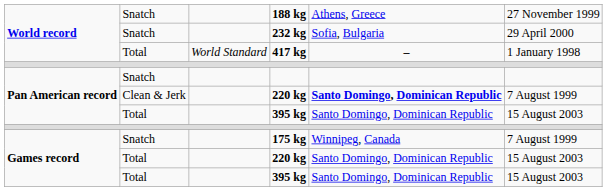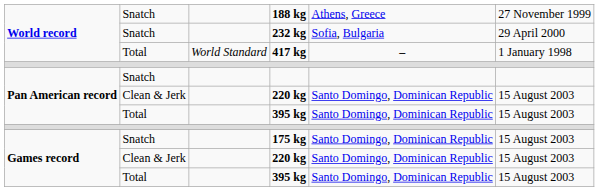(406, 95) bold -> (402, 95) normal
(542, 95) 7 August 1999 -> (536, 95) 15 August 2003
(356, 139) Winnipeg, Canada -> (402, 139) Santo Domingo, Dominican Republic
(542, 139) 7 August 1999 -> (536, 139) 15 August 2003
(135, 158) Total -> (154, 158) Clean & Jerk
